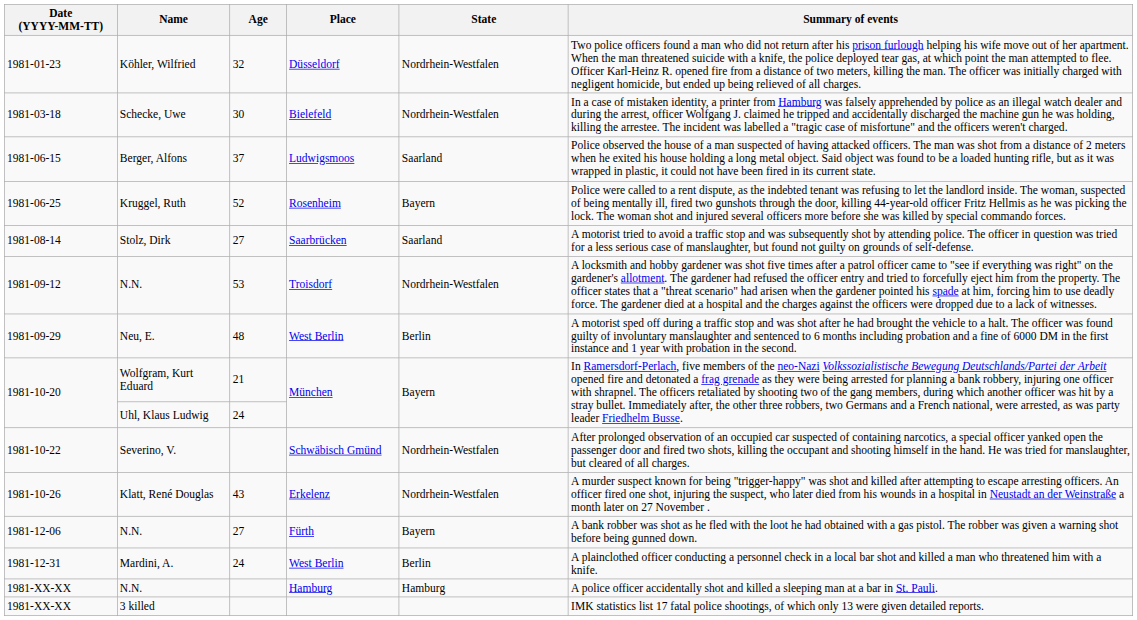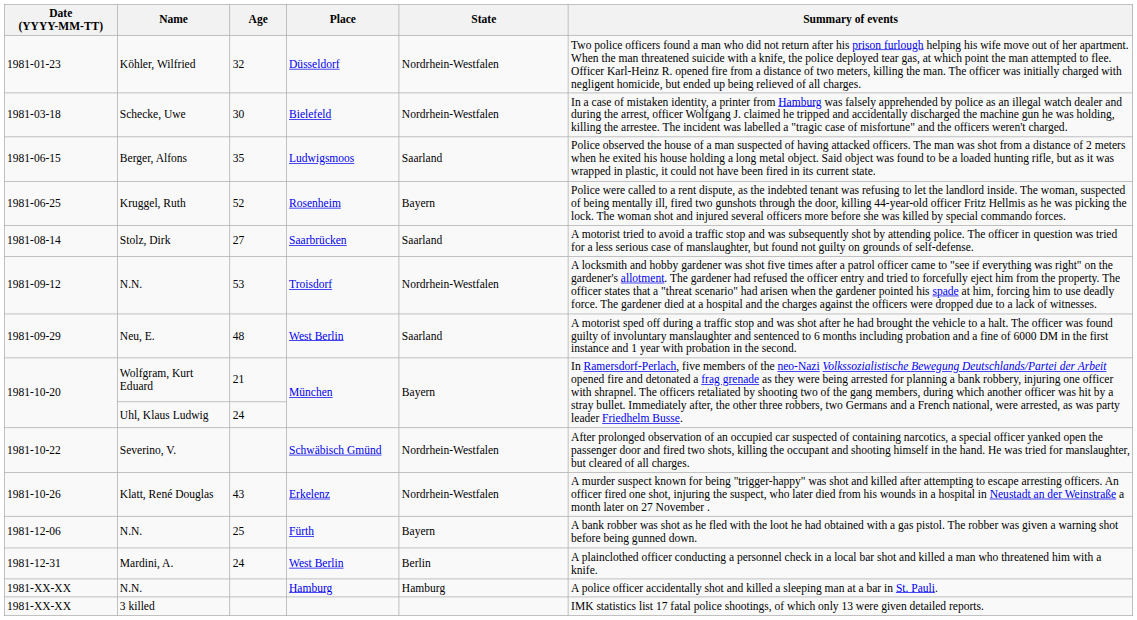(238, 159) 37 -> (238, 159) 35
(416, 335) Berlin -> (422, 335) Saarland
(238, 532) 27 -> (238, 532) 25
